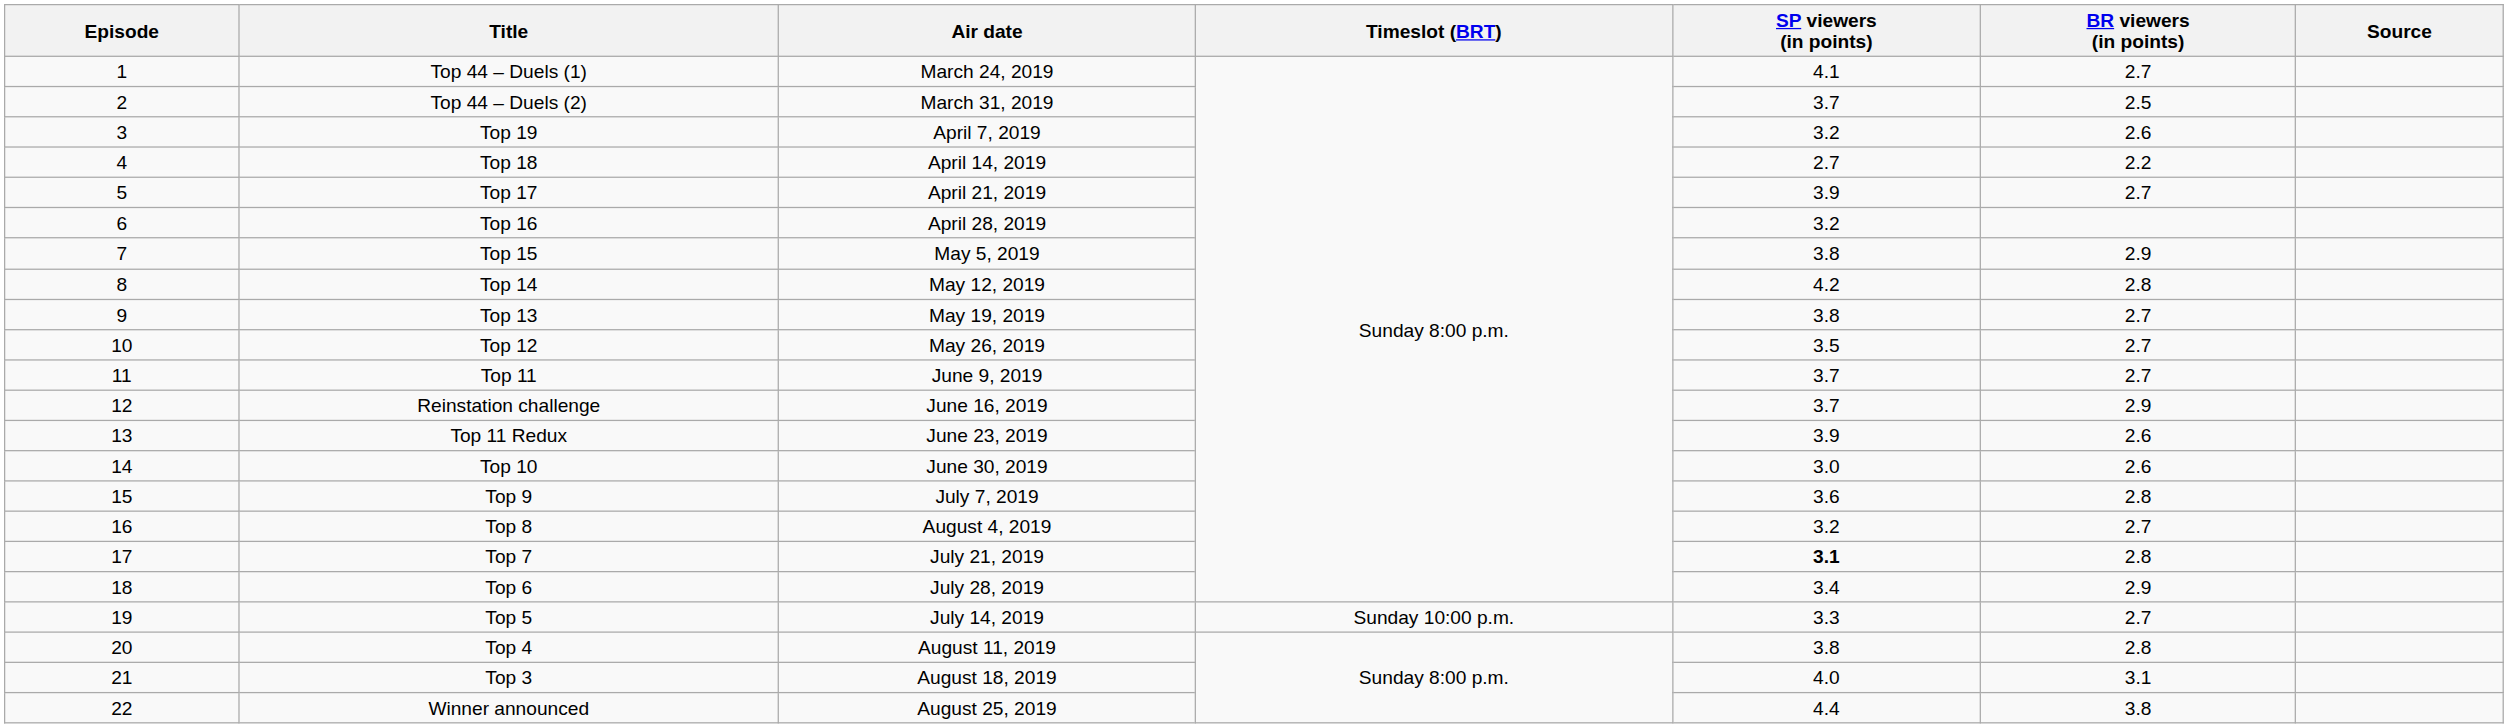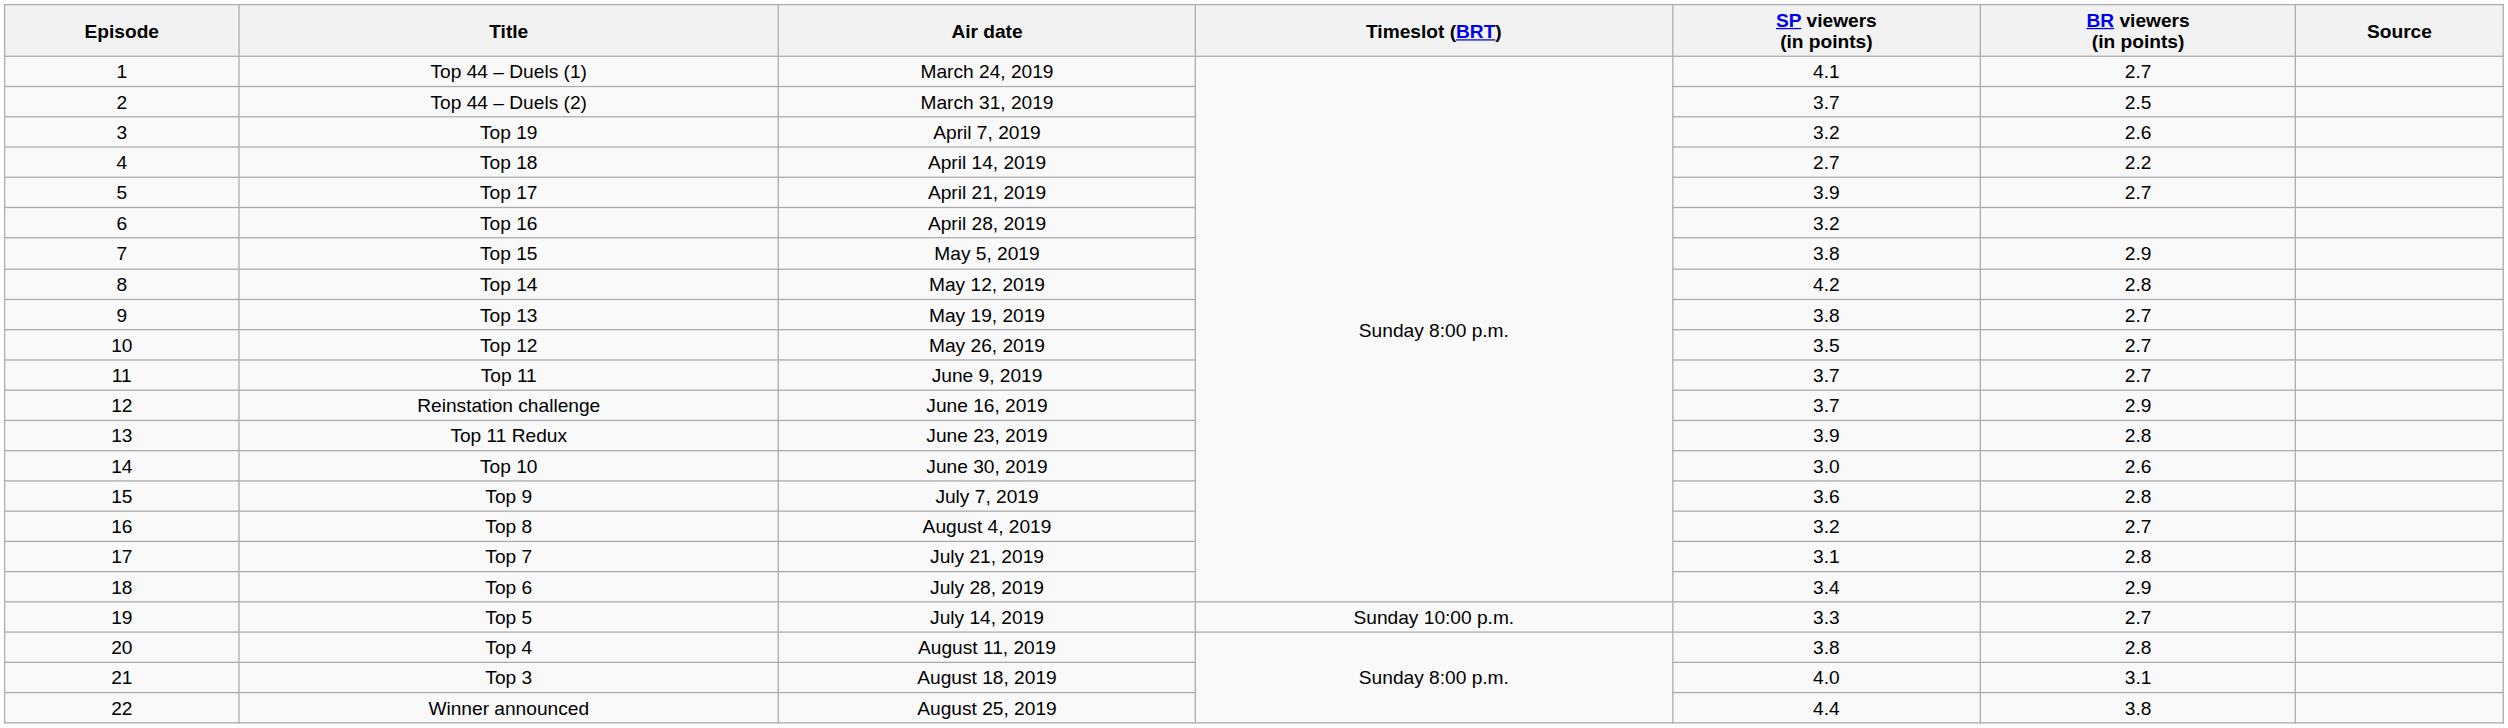(2138, 436) 2.6 -> (2138, 436) 2.8
(1826, 557) bold -> (1826, 557) normal
